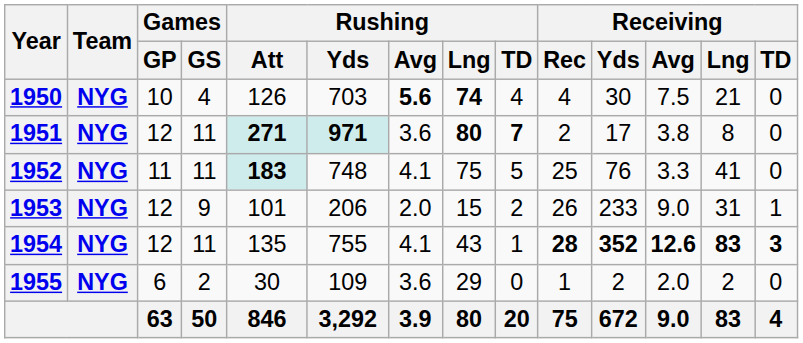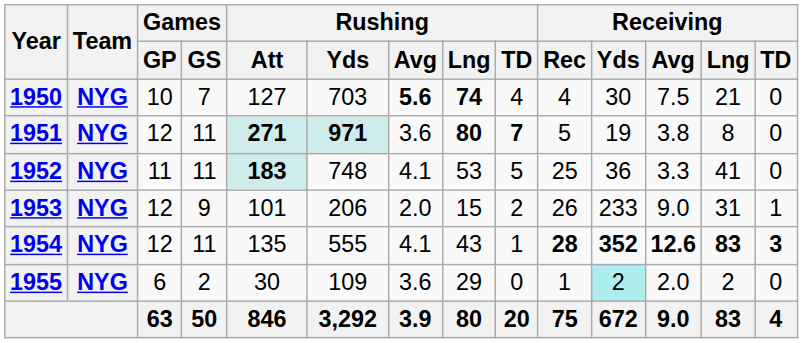(204, 97) 4 -> (204, 97) 7
(267, 97) 126 -> (267, 97) 127
(565, 134) 2 -> (565, 134) 5
(618, 134) 17 -> (618, 134) 19
(469, 171) 75 -> (469, 171) 53
(618, 171) 76 -> (618, 171) 36
(348, 245) 755 -> (348, 245) 555
(618, 282) no background -> (618, 282) paleturquoise background
